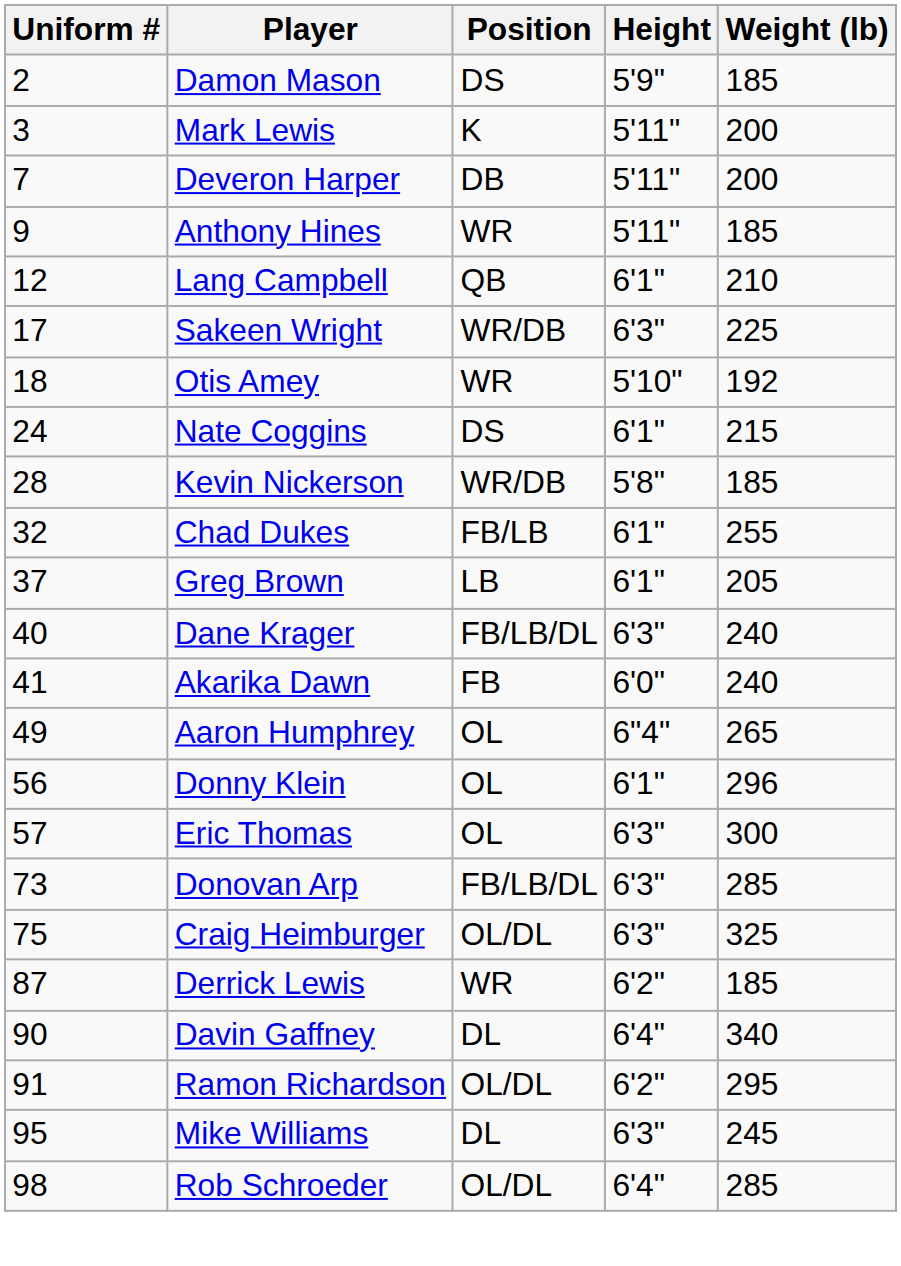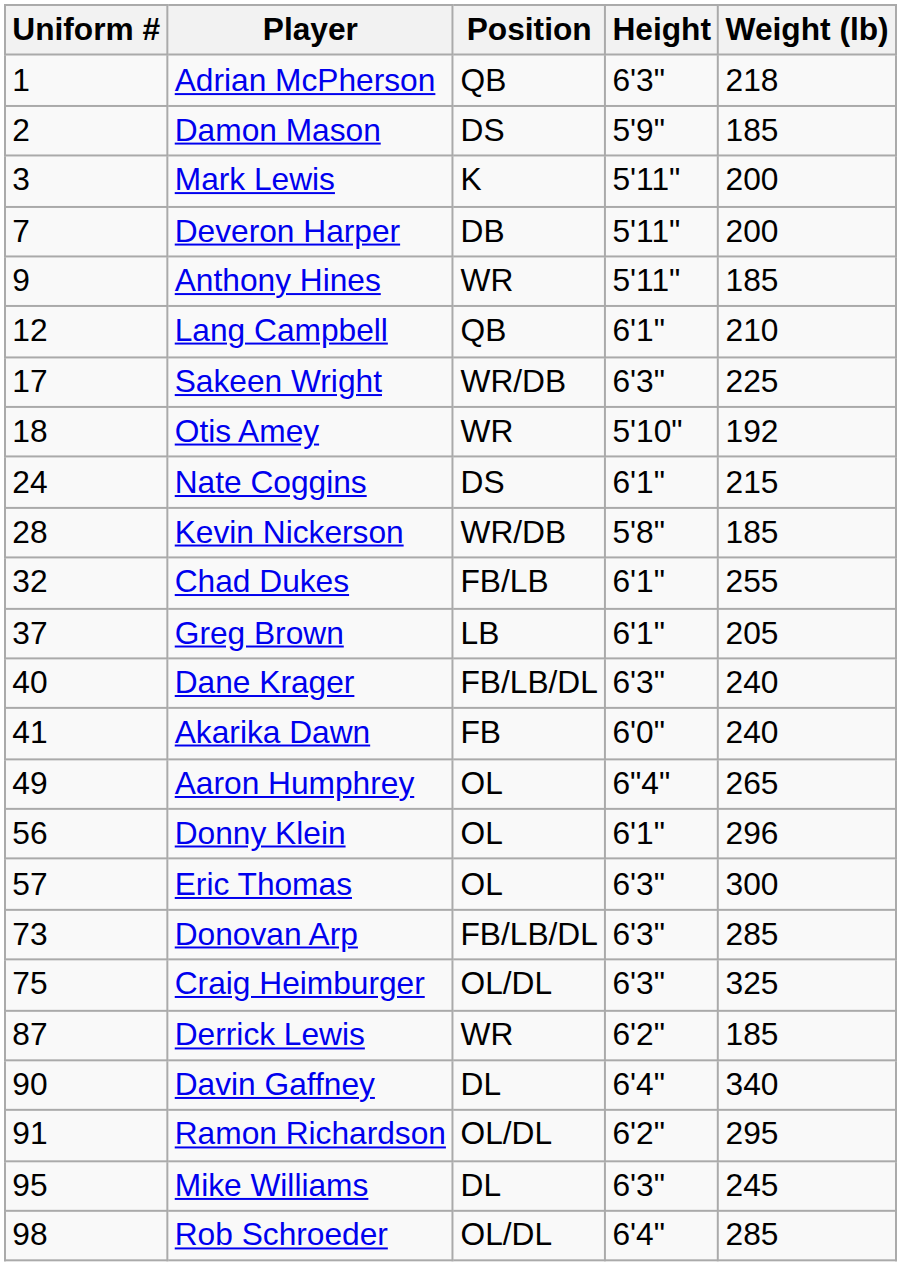+ row: (305, 79)
